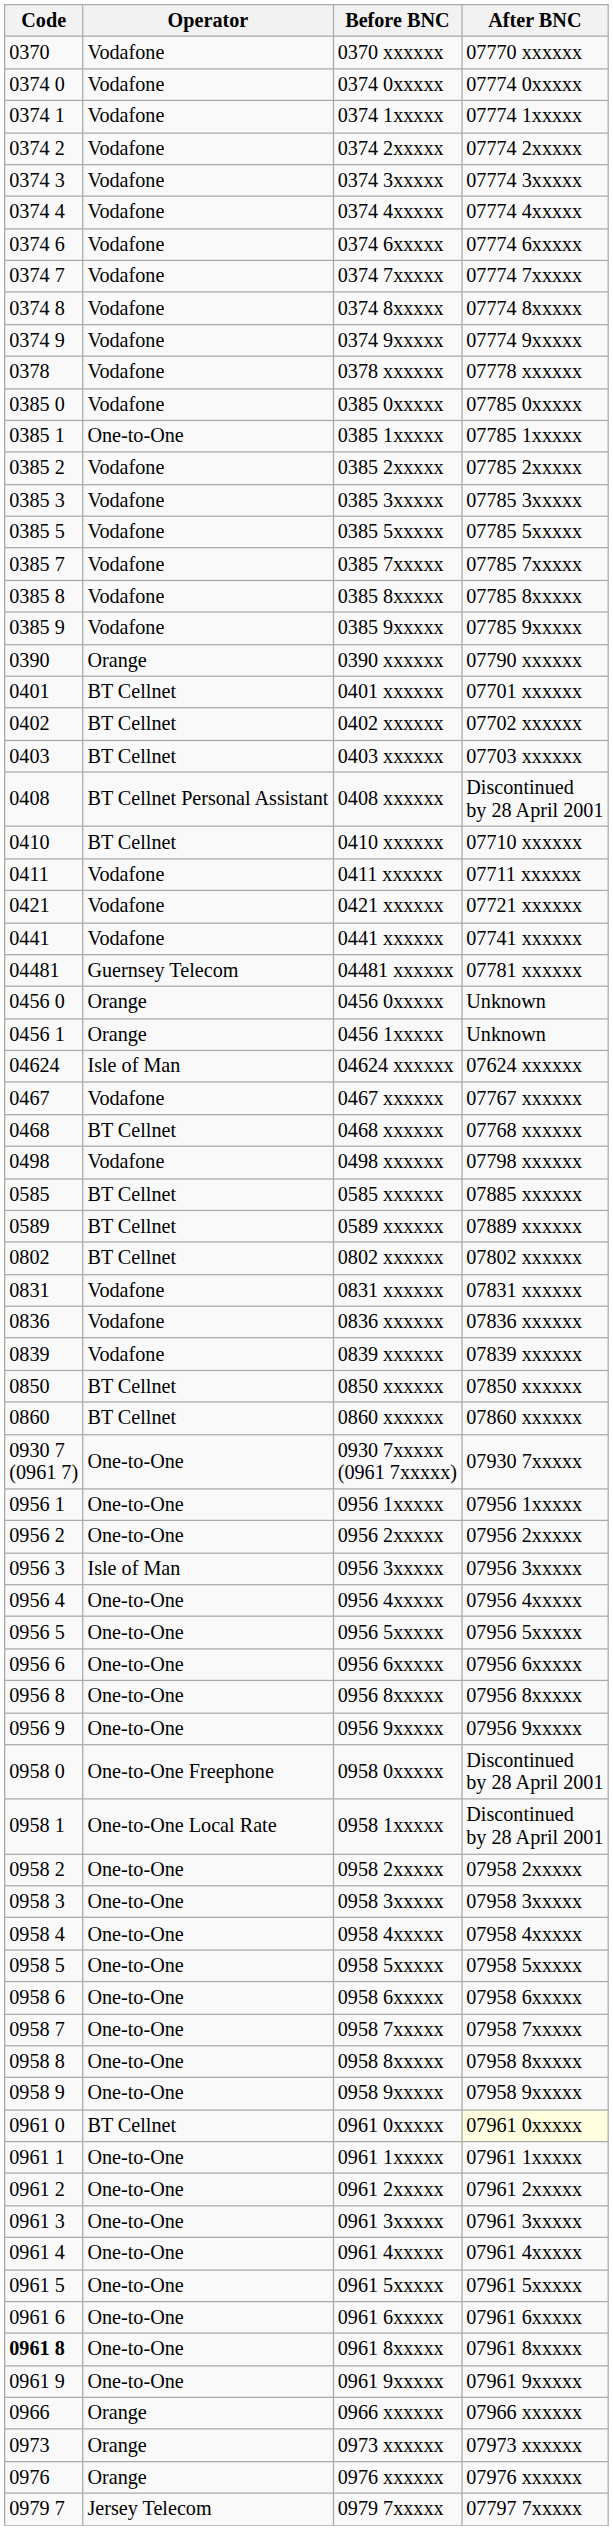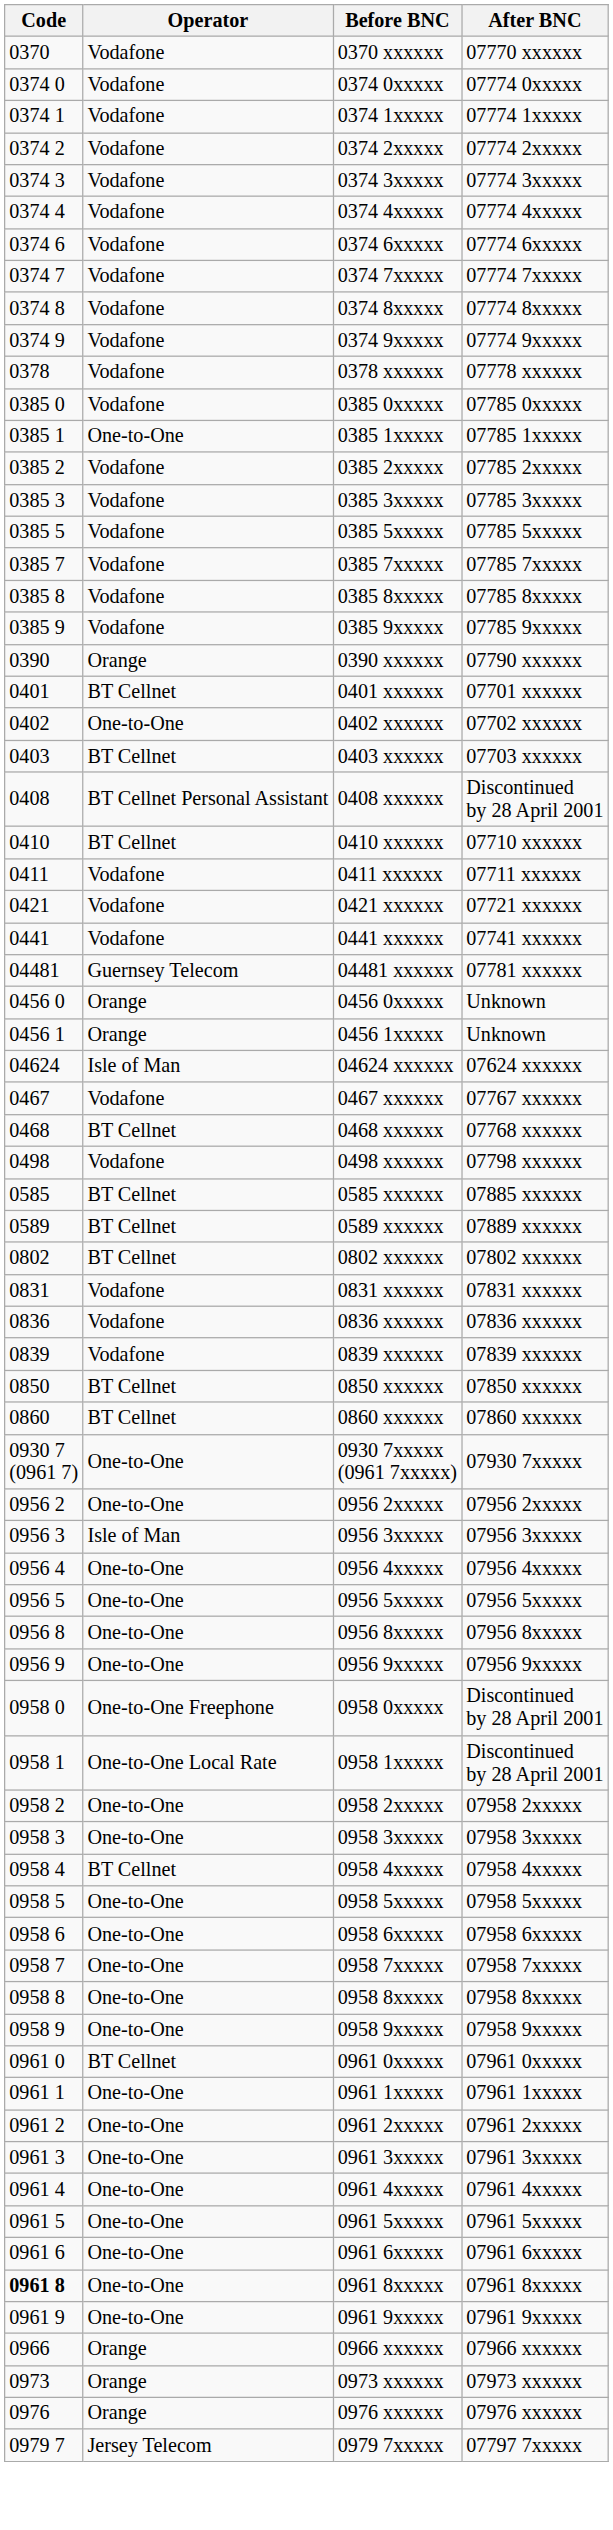(132, 723) BT Cellnet -> (136, 723) One-to-One
- row: (391, 1504)
- row: (391, 1664)
(136, 1933) One-to-One -> (132, 1869) BT Cellnet
(524, 2125) lightyellow background -> (524, 2061) no background
